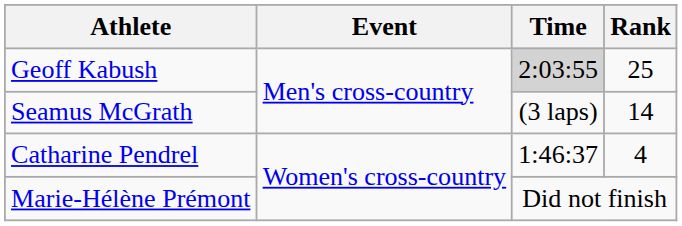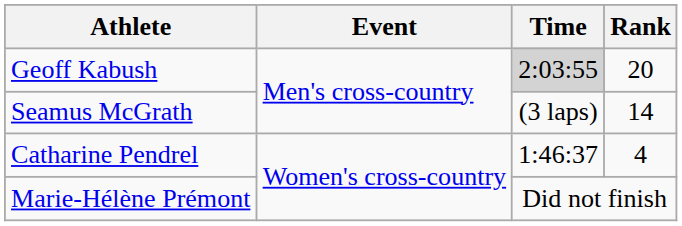(641, 69) 25 -> (641, 69) 20
